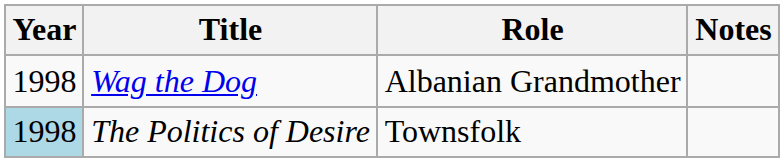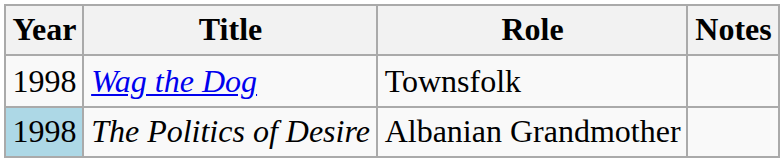(533, 80) Albanian Grandmother -> (453, 80) Townsfolk
(453, 131) Townsfolk -> (533, 131) Albanian Grandmother
